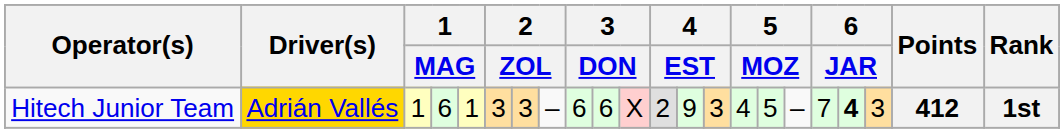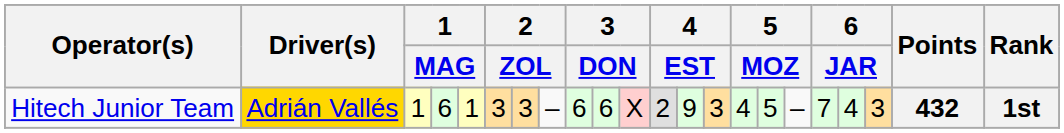(851, 107) bold -> (851, 107) normal
(937, 107) 412 -> (937, 107) 432
